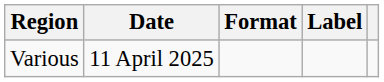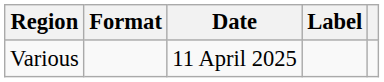columns swapped: (151, 22) <-> (260, 22)
